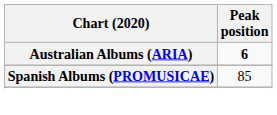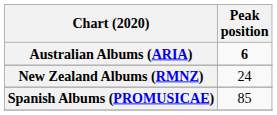+ row: (111, 76)
